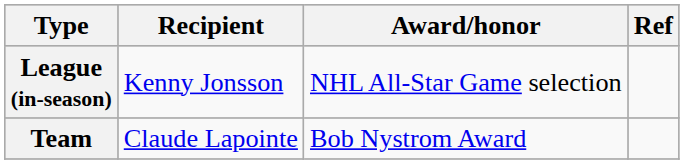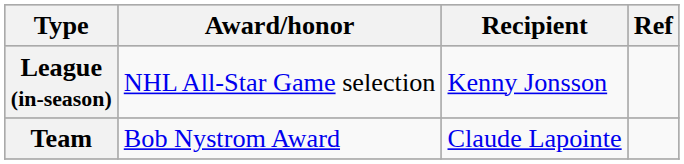columns swapped: (466, 25) <-> (211, 25)
